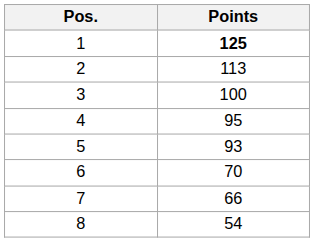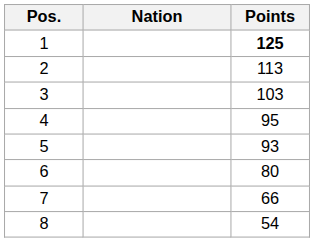+ column: (157, 17)
(233, 95) 100 -> (270, 95) 103
(233, 172) 70 -> (270, 172) 80
